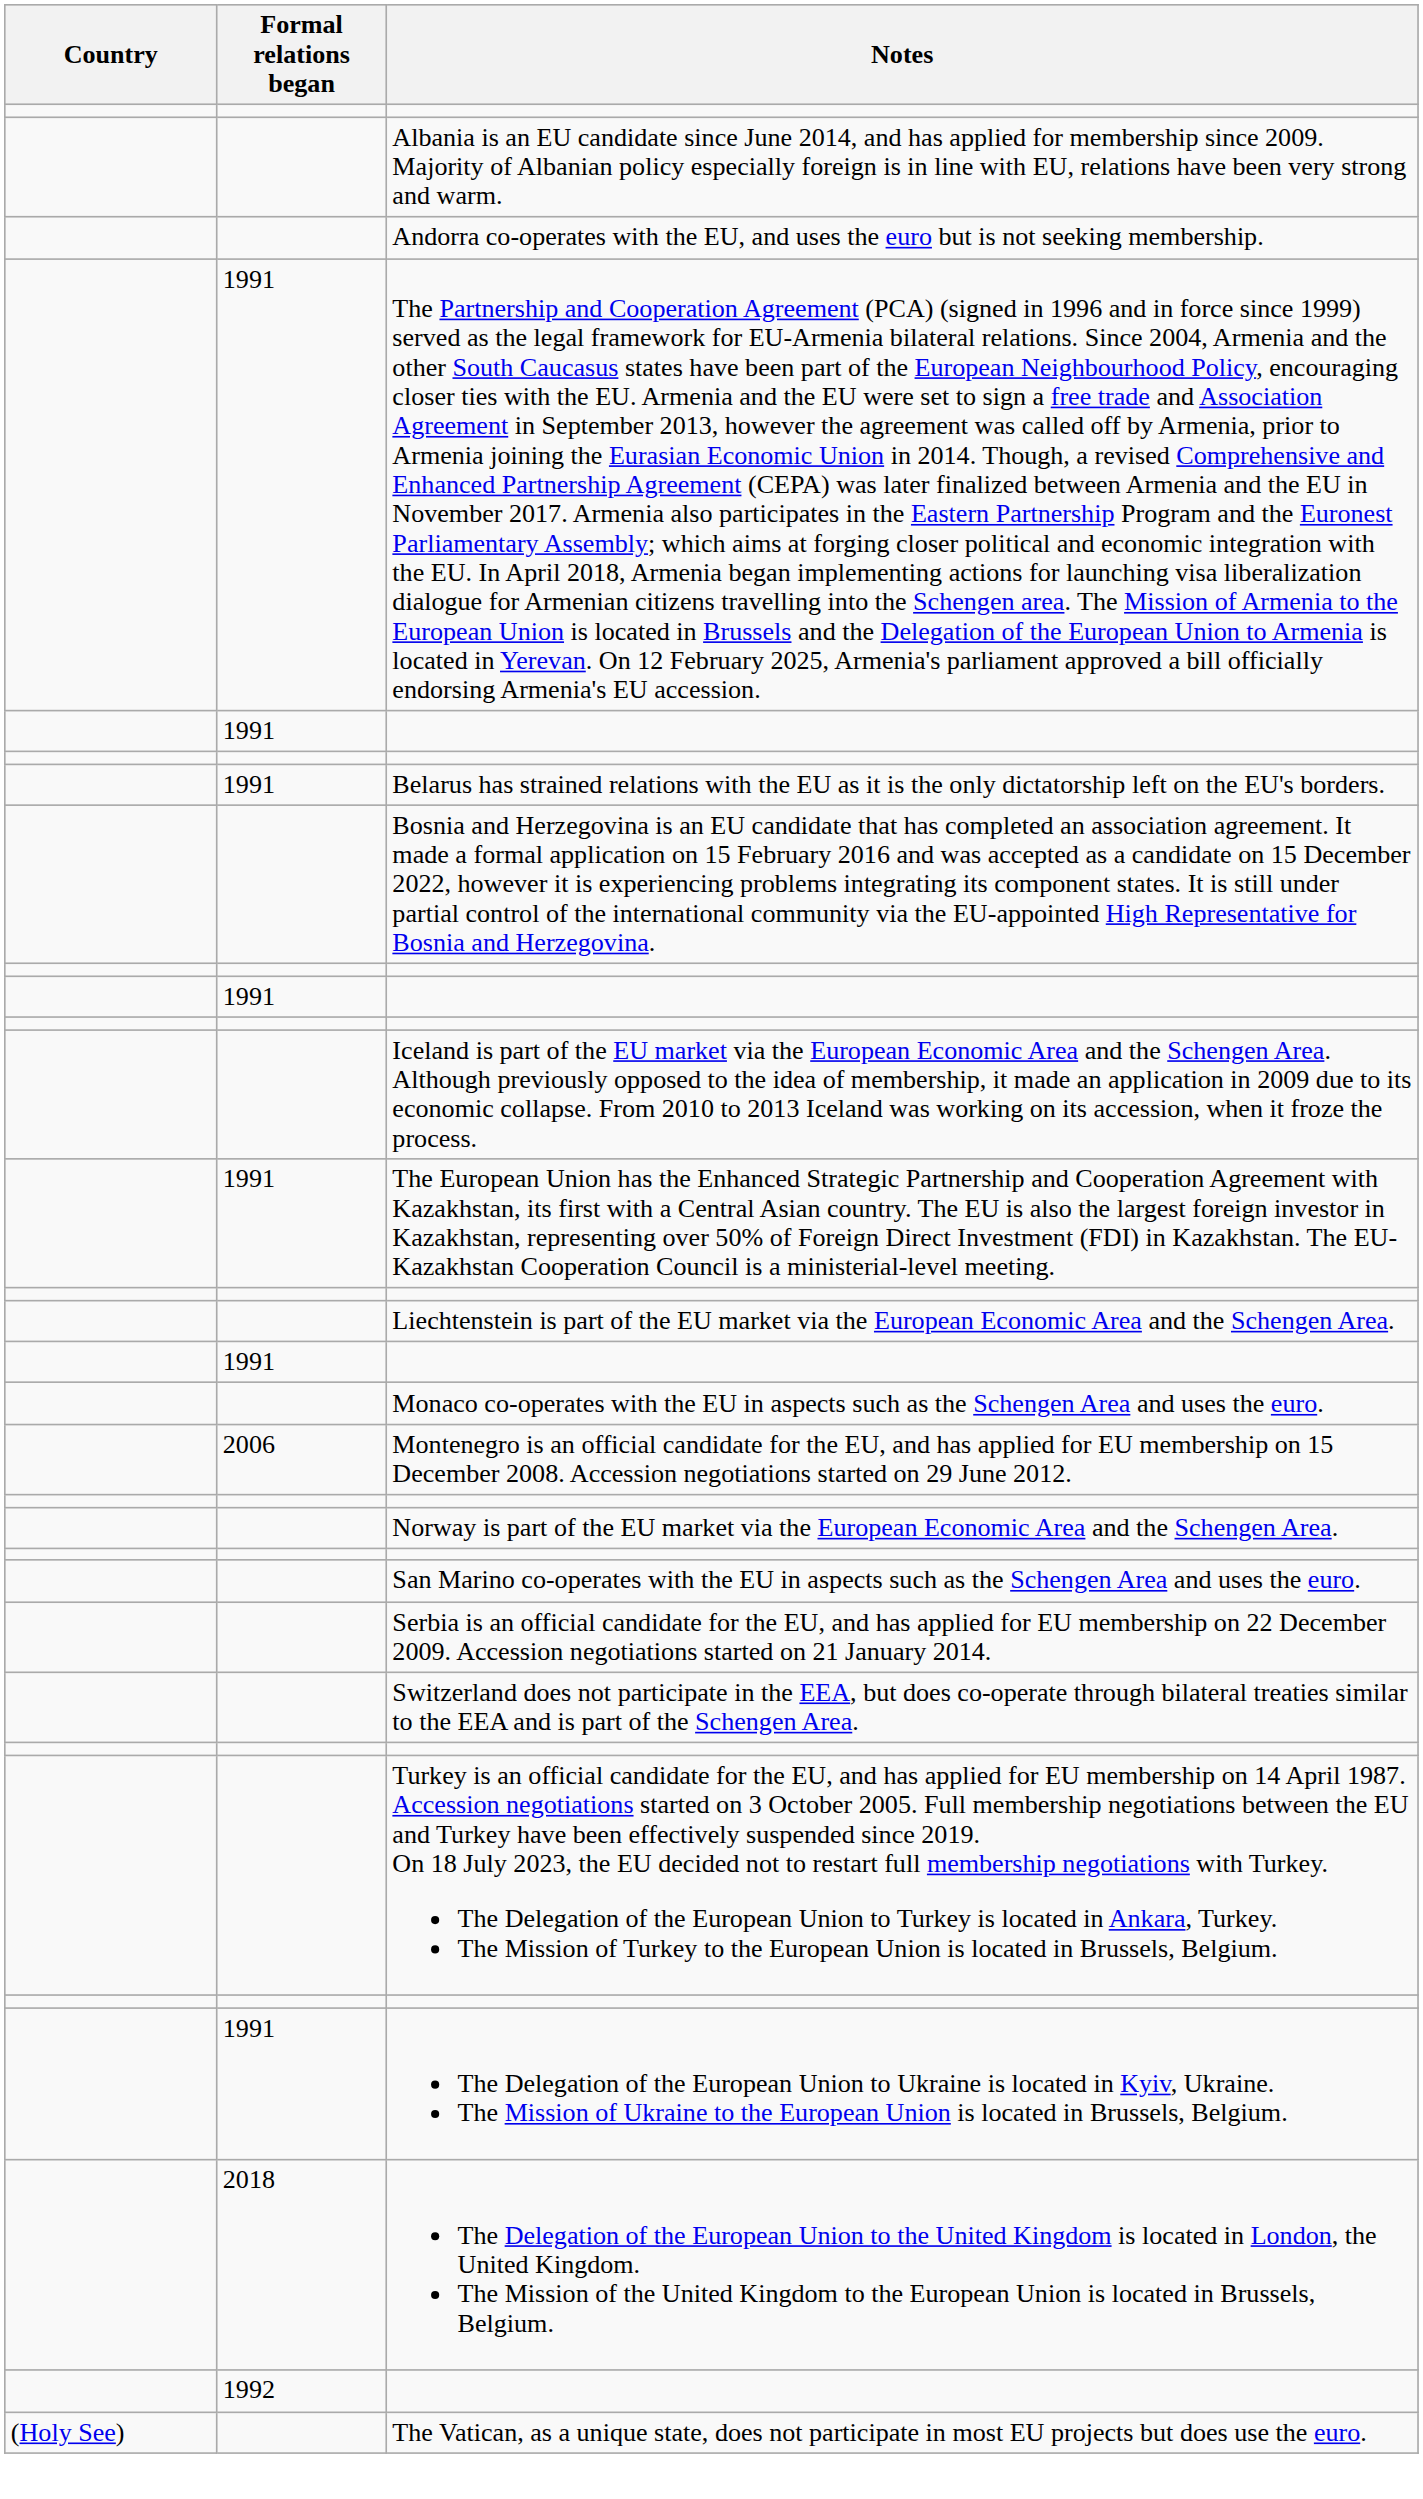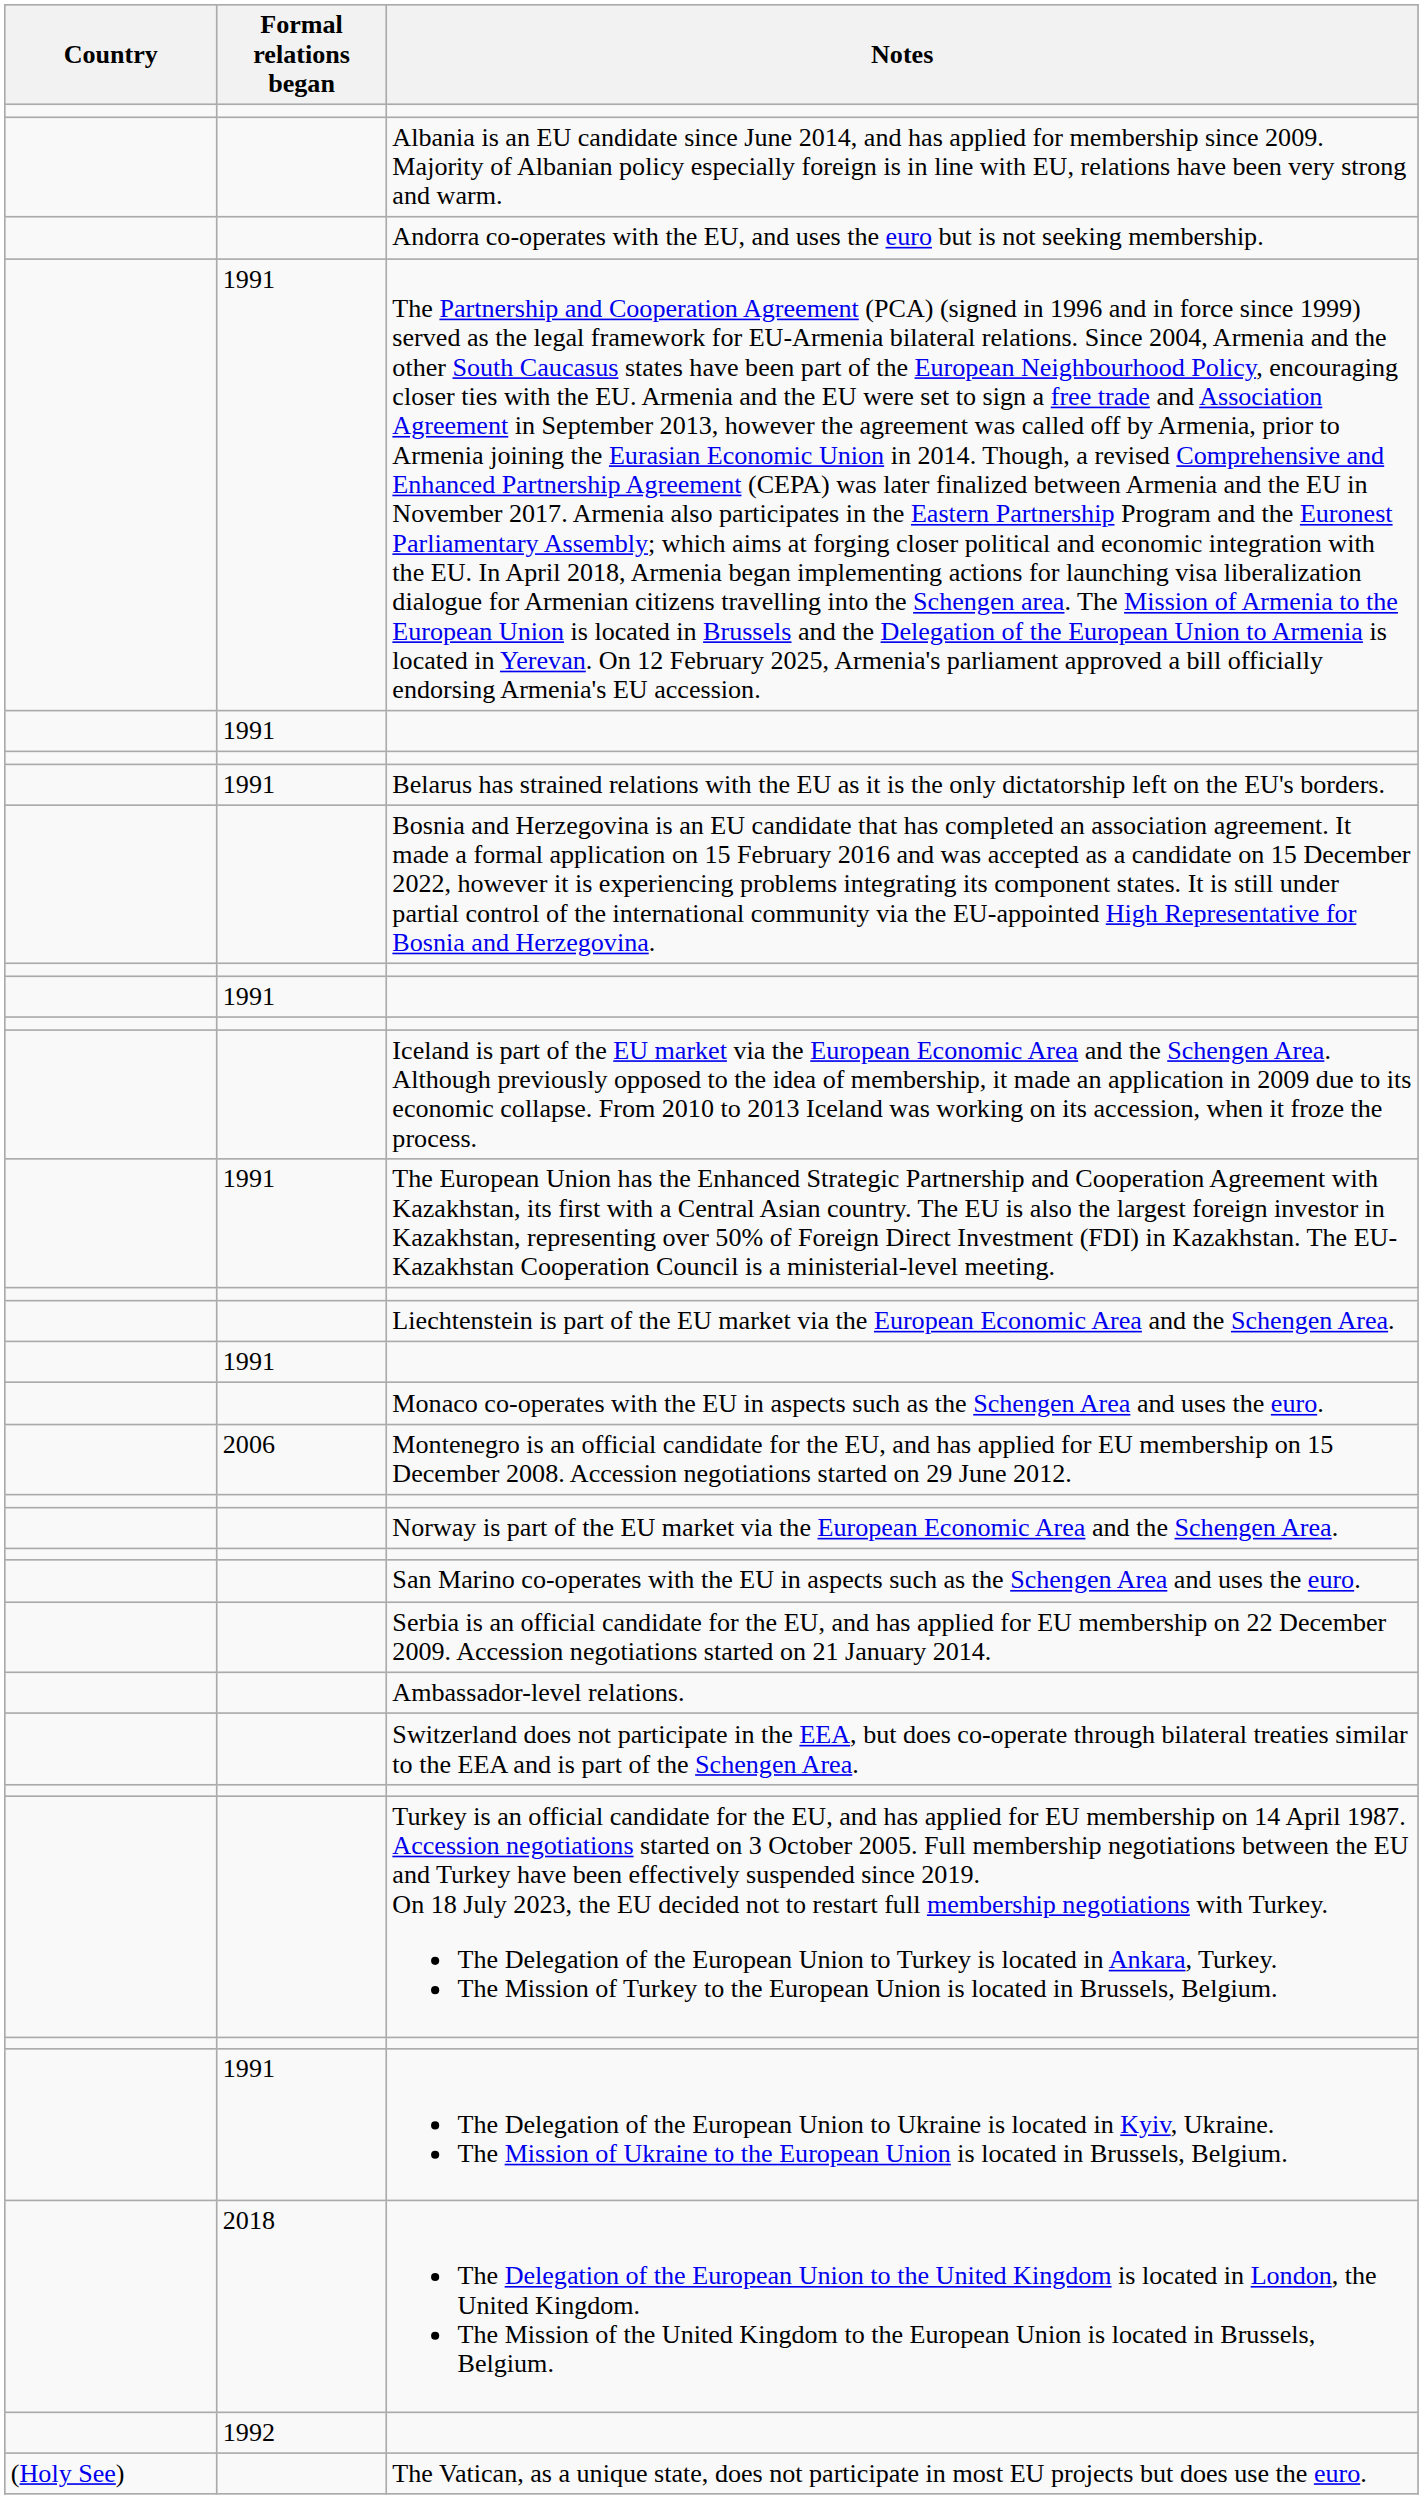+ row: (302, 1693)
